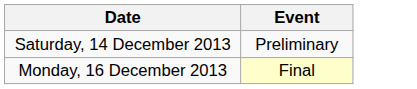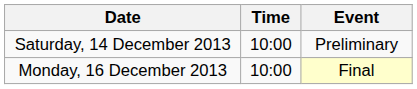+ column: (271, 17)
